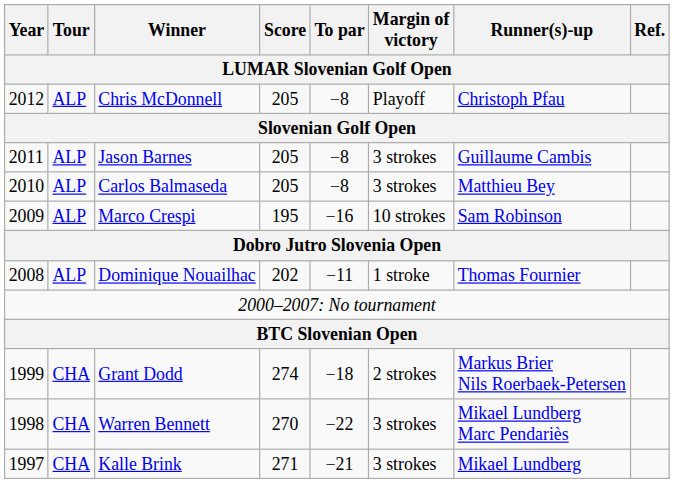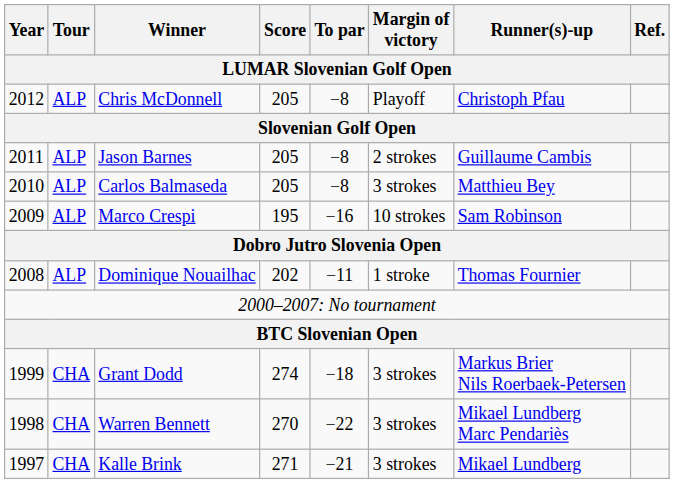(405, 157) 3 strokes -> (405, 157) 2 strokes
(405, 373) 2 strokes -> (405, 373) 3 strokes
